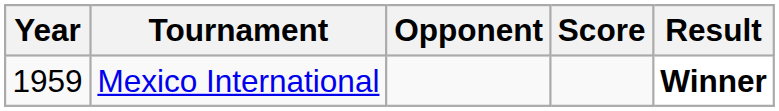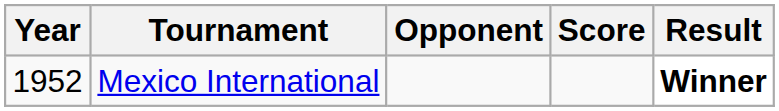(48, 80) 1959 -> (48, 80) 1952
